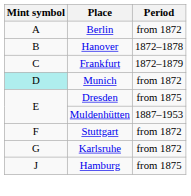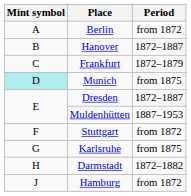(159, 47) 1872–1878 -> (159, 47) 1872–1887
(159, 81) from 1872 -> (159, 81) from 1875
(159, 98) from 1875 -> (159, 98) 1872–1887
(159, 149) from 1872 -> (159, 149) from 1875
+ row: (100, 166)
(159, 166) from 1875 -> (159, 183) from 1872
